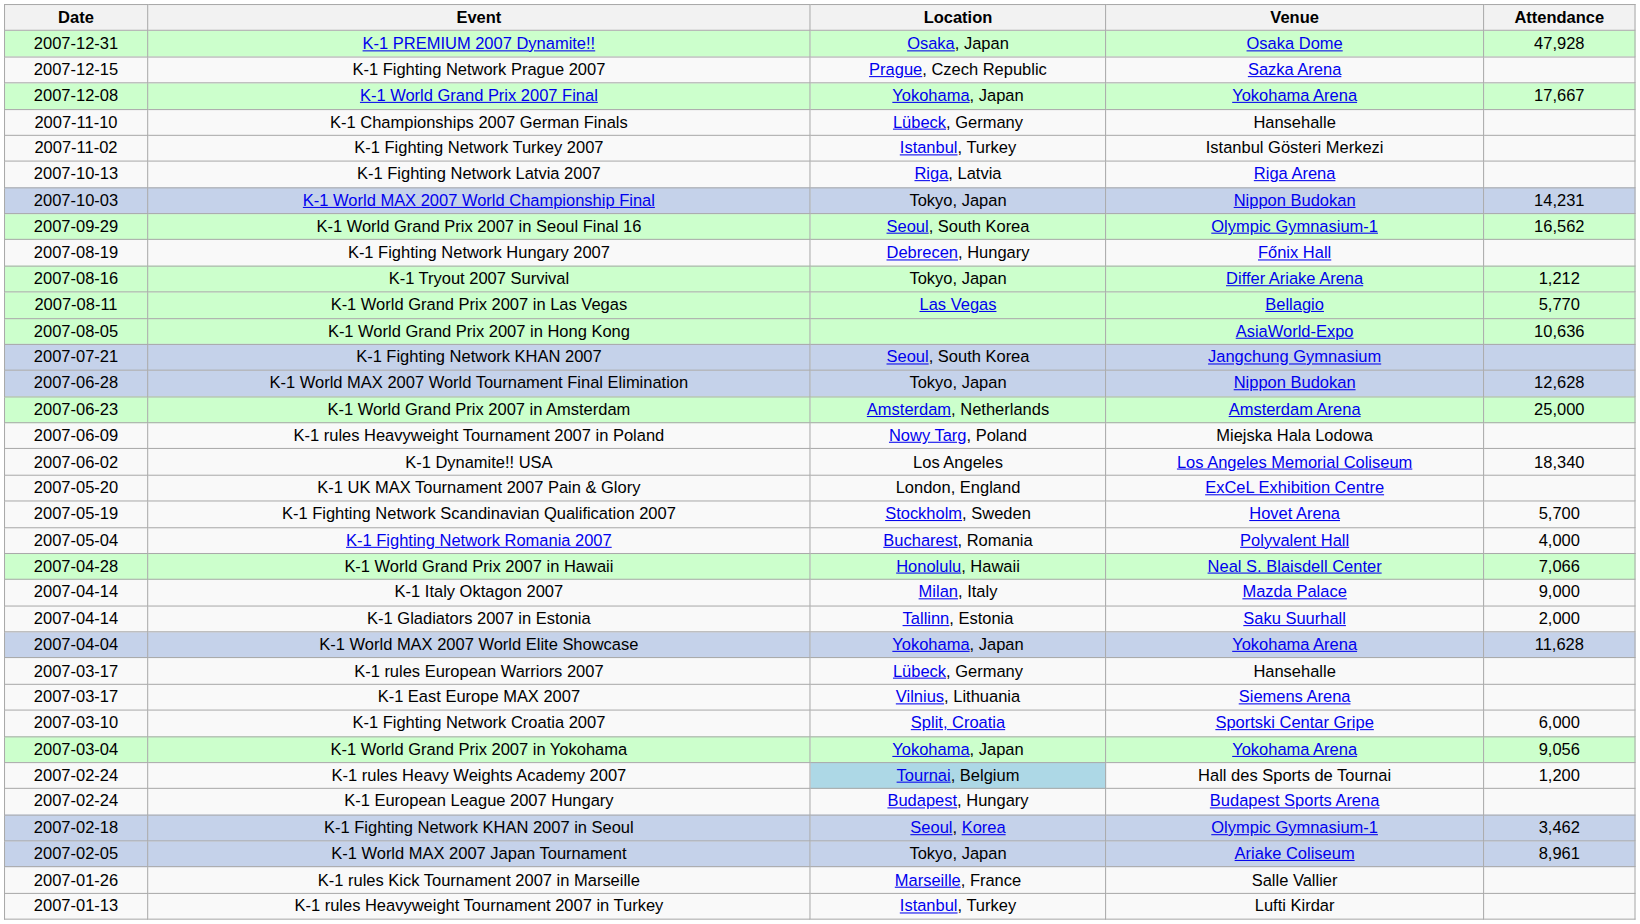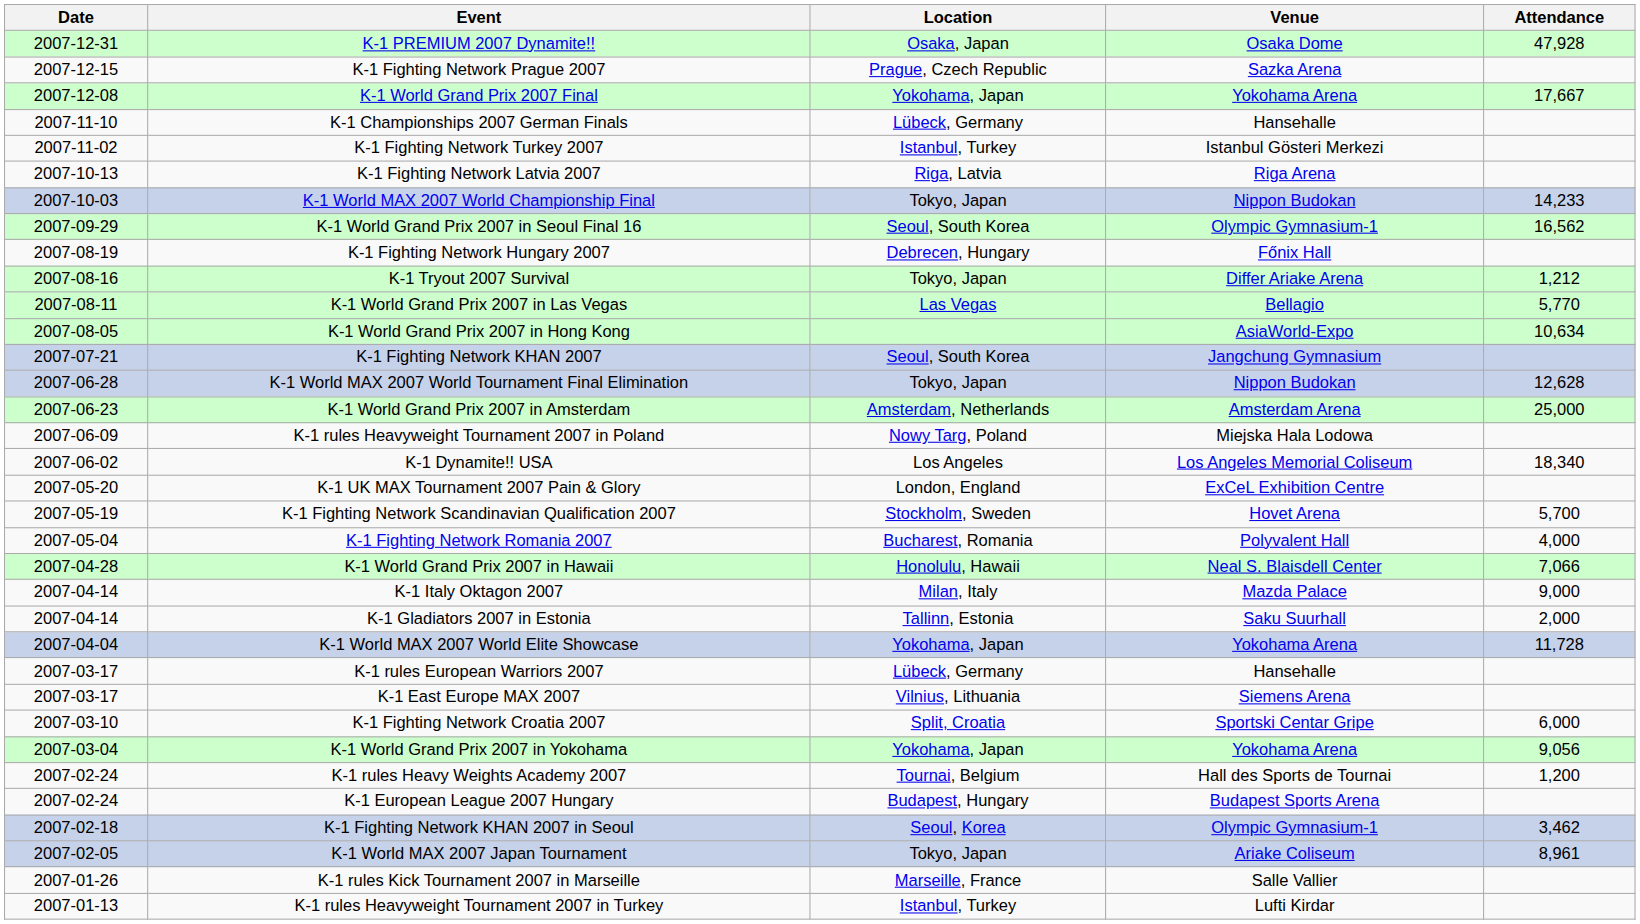(1559, 200) 14,231 -> (1559, 200) 14,233
(1559, 331) 10,636 -> (1559, 331) 10,634
(1559, 644) 11,628 -> (1559, 644) 11,728
(958, 775) lightblue background -> (958, 775) no background
